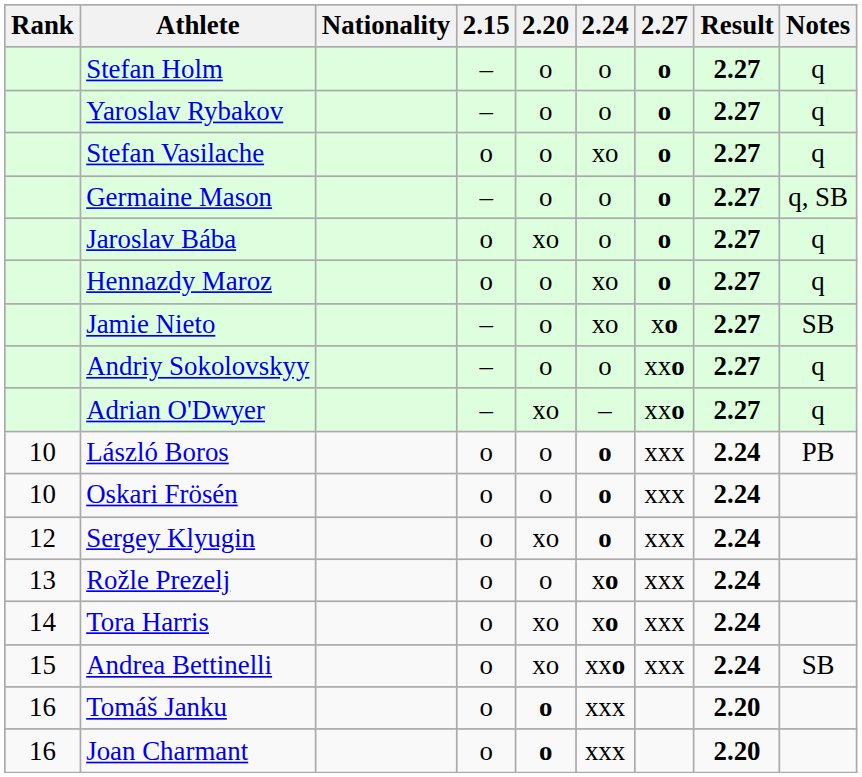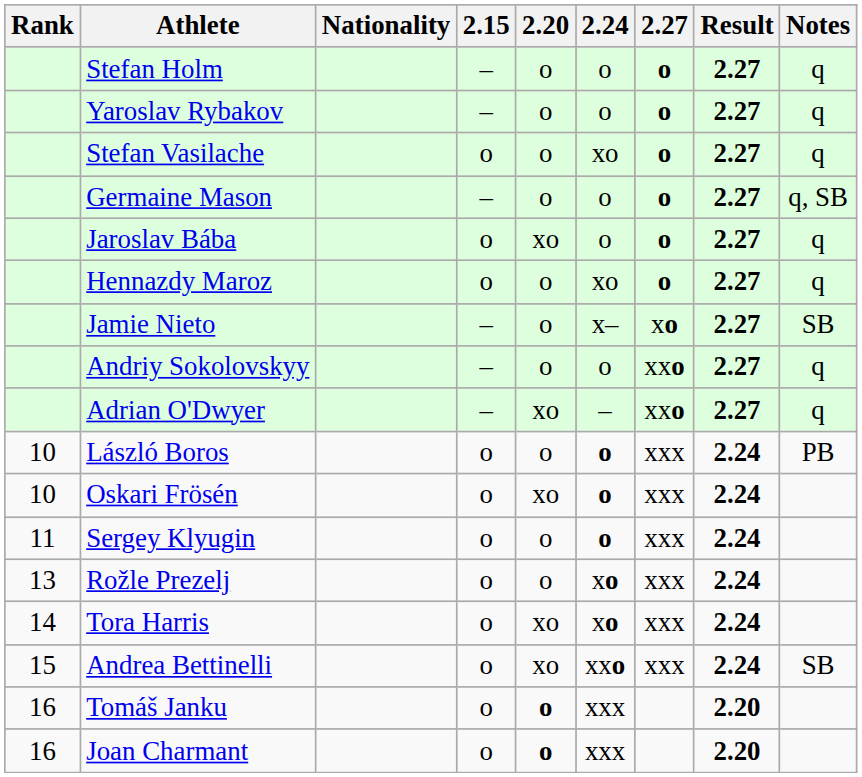(605, 324) xo -> (605, 324) x–
(546, 494) o -> (546, 494) xo
(42, 537) 12 -> (42, 537) 11
(546, 537) xo -> (546, 537) o
